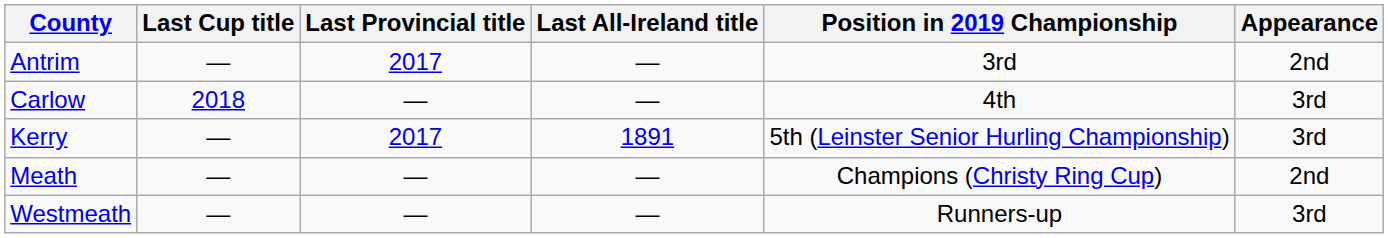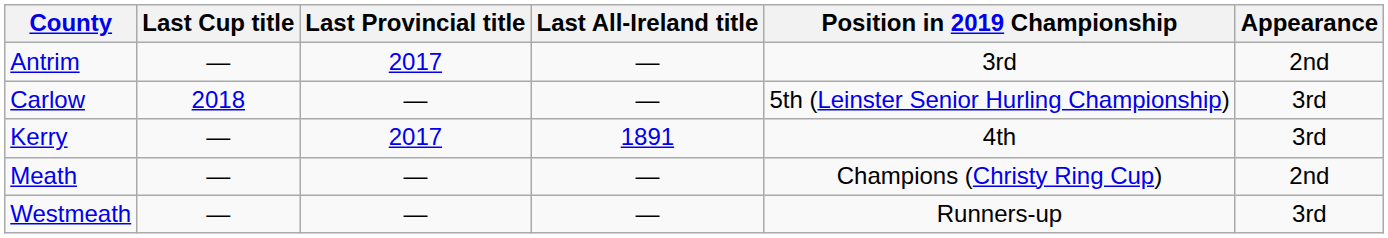(999, 99) 4th -> (999, 99) 5th (Leinster Senior Hurling Championship)
(999, 137) 5th (Leinster Senior Hurling Championship) -> (999, 137) 4th
